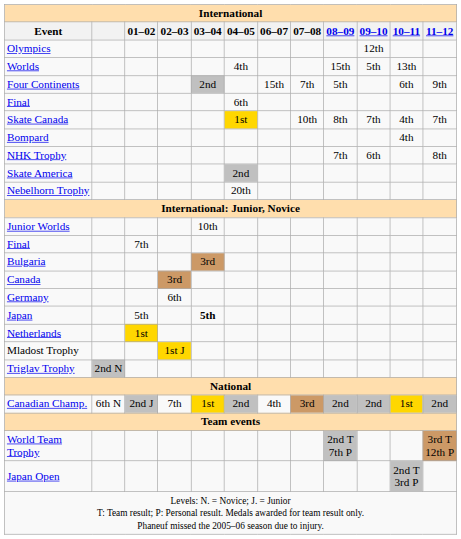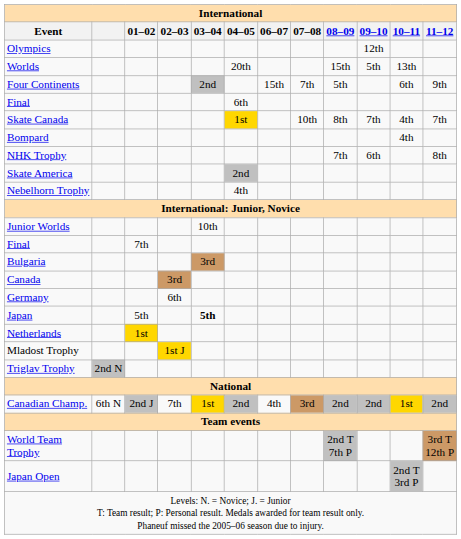(241, 66) 4th -> (241, 66) 20th
(241, 191) 20th -> (241, 191) 4th
